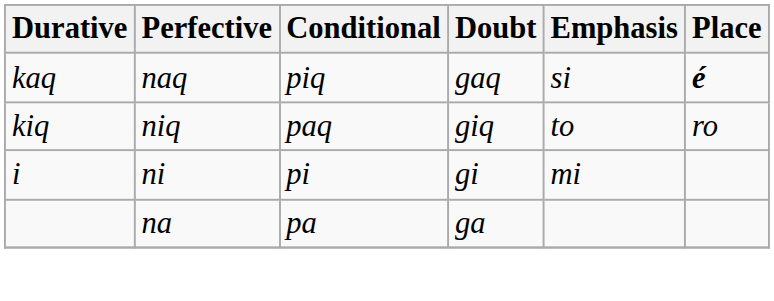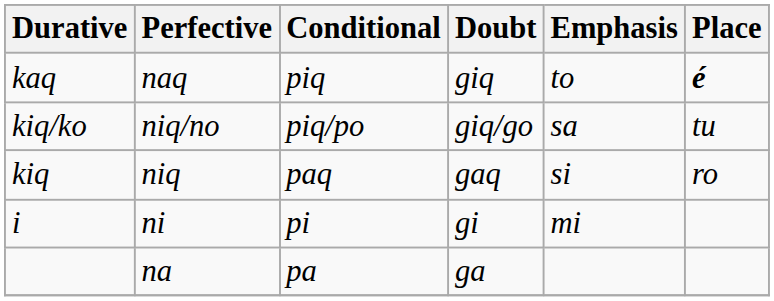(478, 77) gaq -> (474, 77) giq
(561, 77) si -> (562, 77) to
+ row: (49, 125)
(474, 125) giq -> (478, 174) gaq
(562, 125) to -> (561, 174) si
